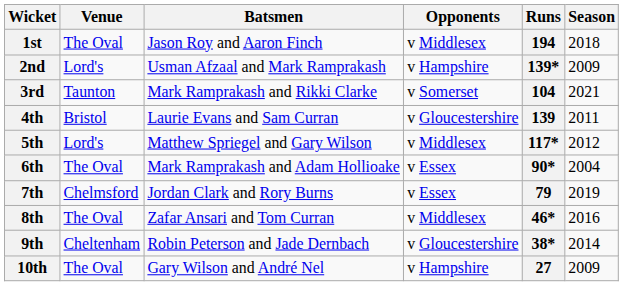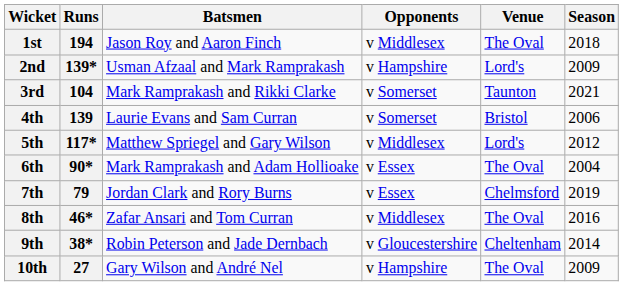columns swapped: (543, 17) <-> (102, 17)
(463, 117) v Gloucestershire -> (401, 117) v Somerset
(584, 117) 2011 -> (584, 117) 2006
